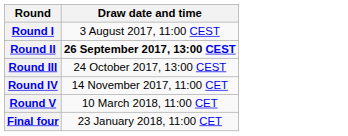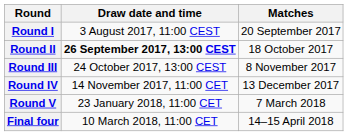+ column: (291, 13)
(150, 103) 10 March 2018, 11:00 CET -> (150, 103) 23 January 2018, 11:00 CET
(150, 121) 23 January 2018, 11:00 CET -> (150, 121) 10 March 2018, 11:00 CET
